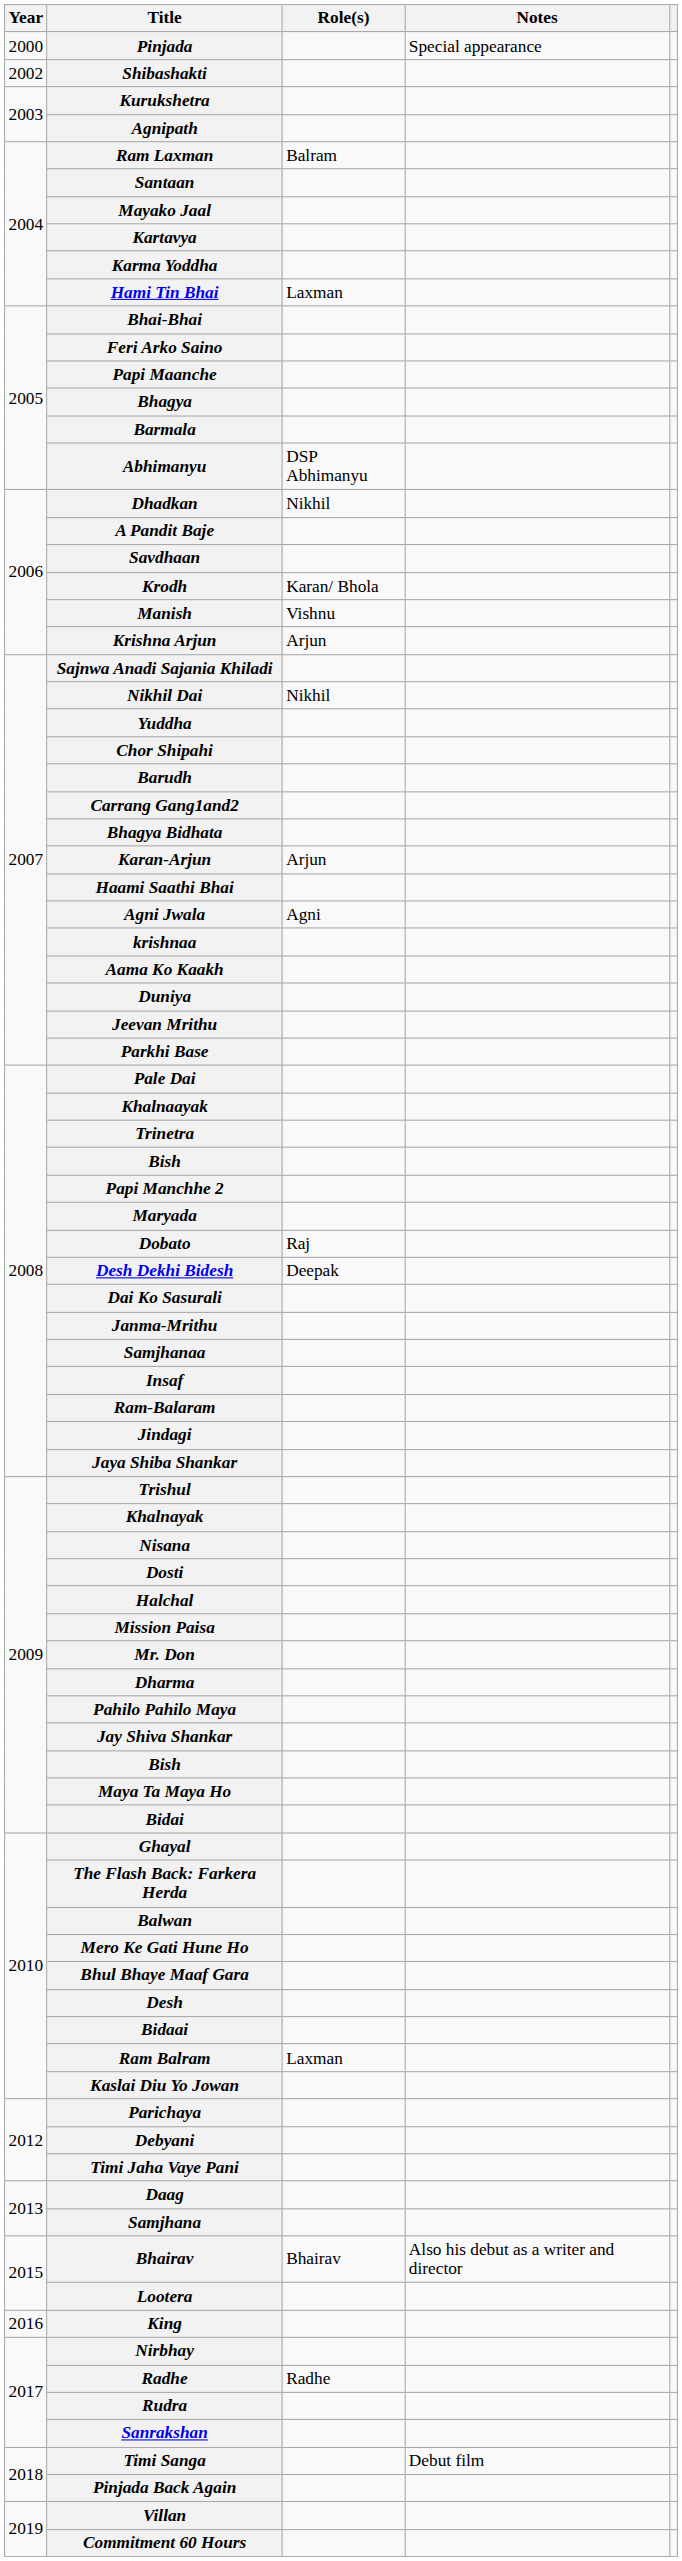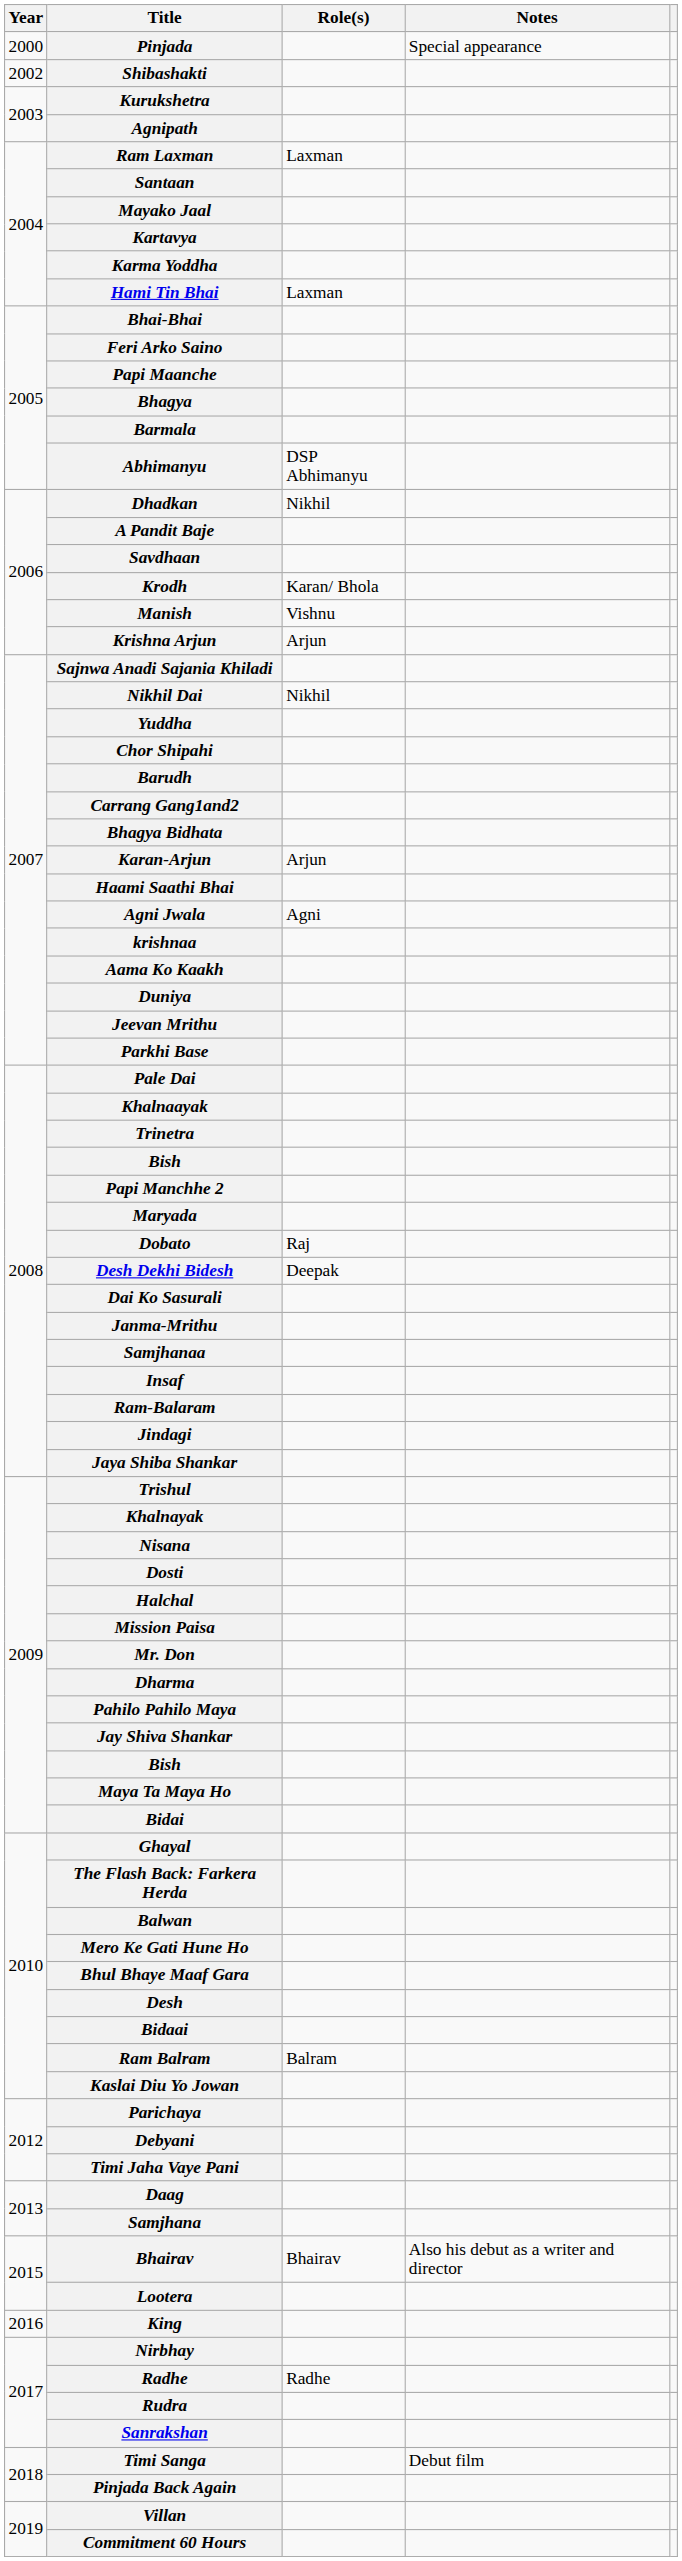(312, 155) Balram -> (314, 155) Laxman
(314, 2057) Laxman -> (312, 2057) Balram
